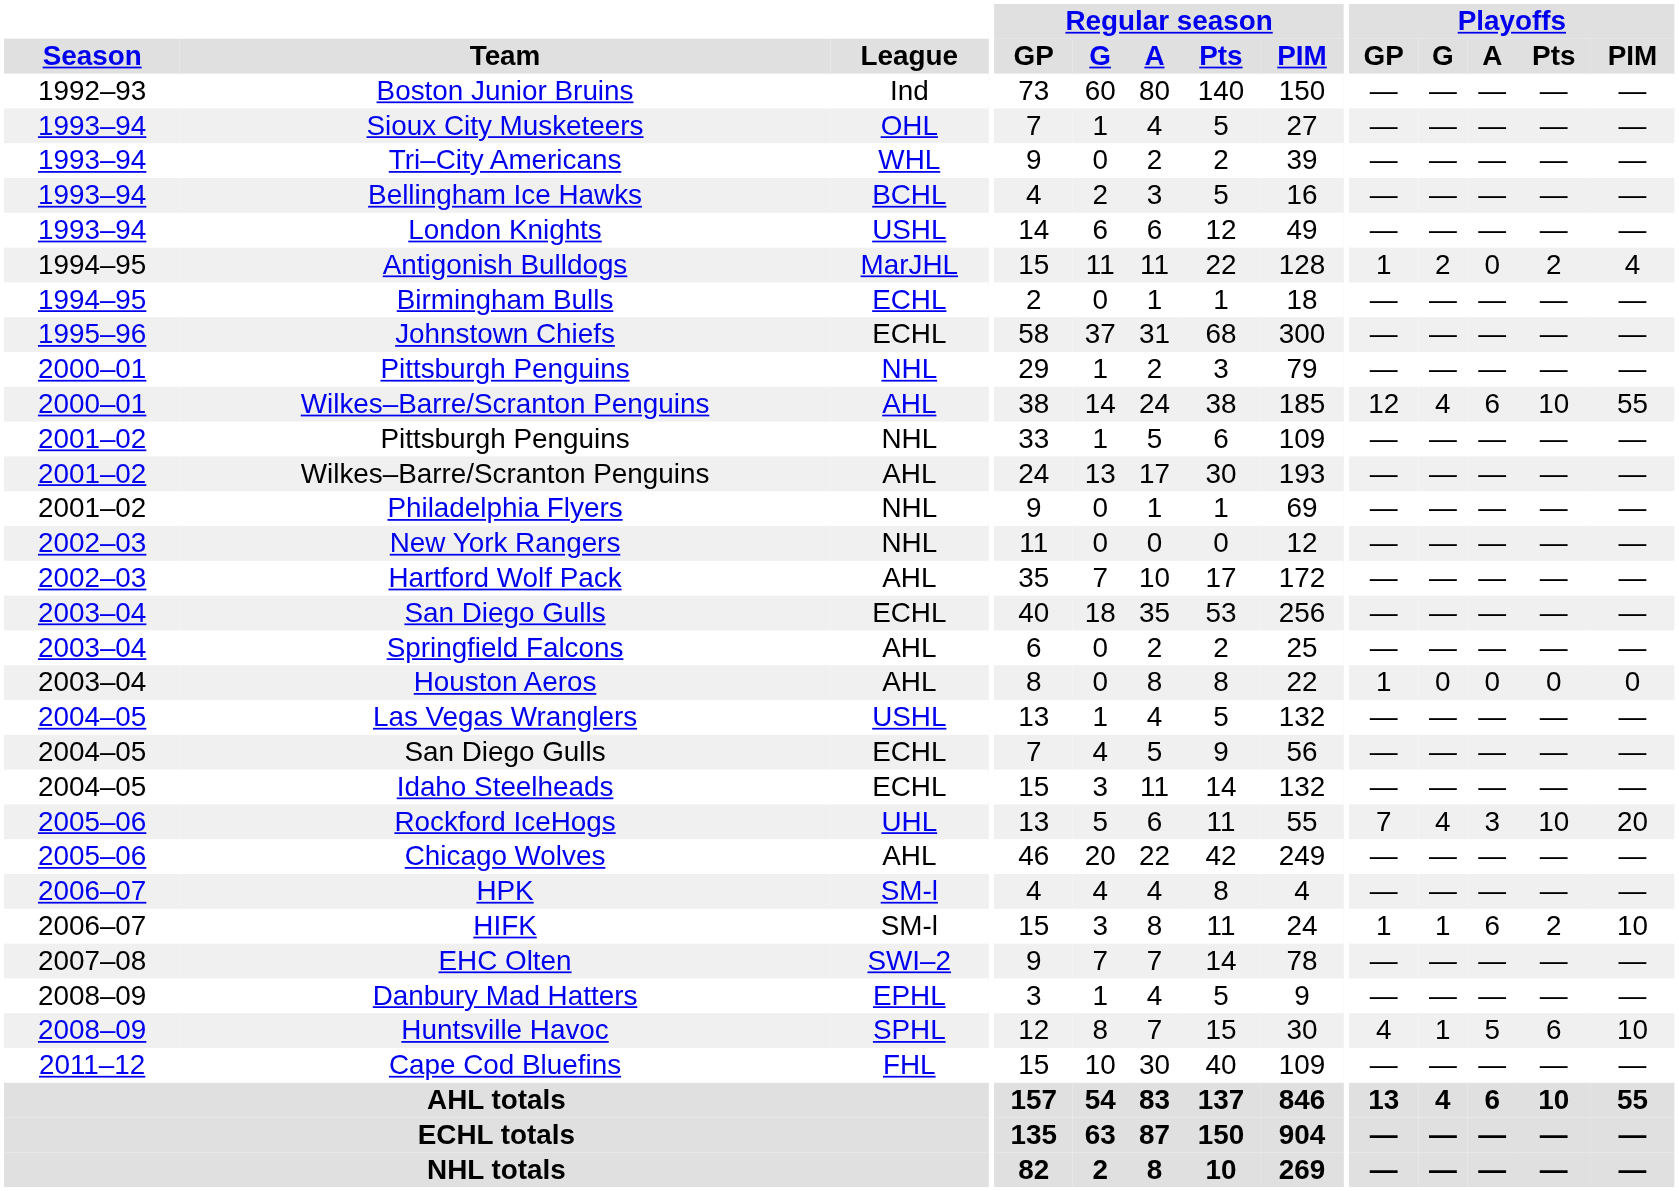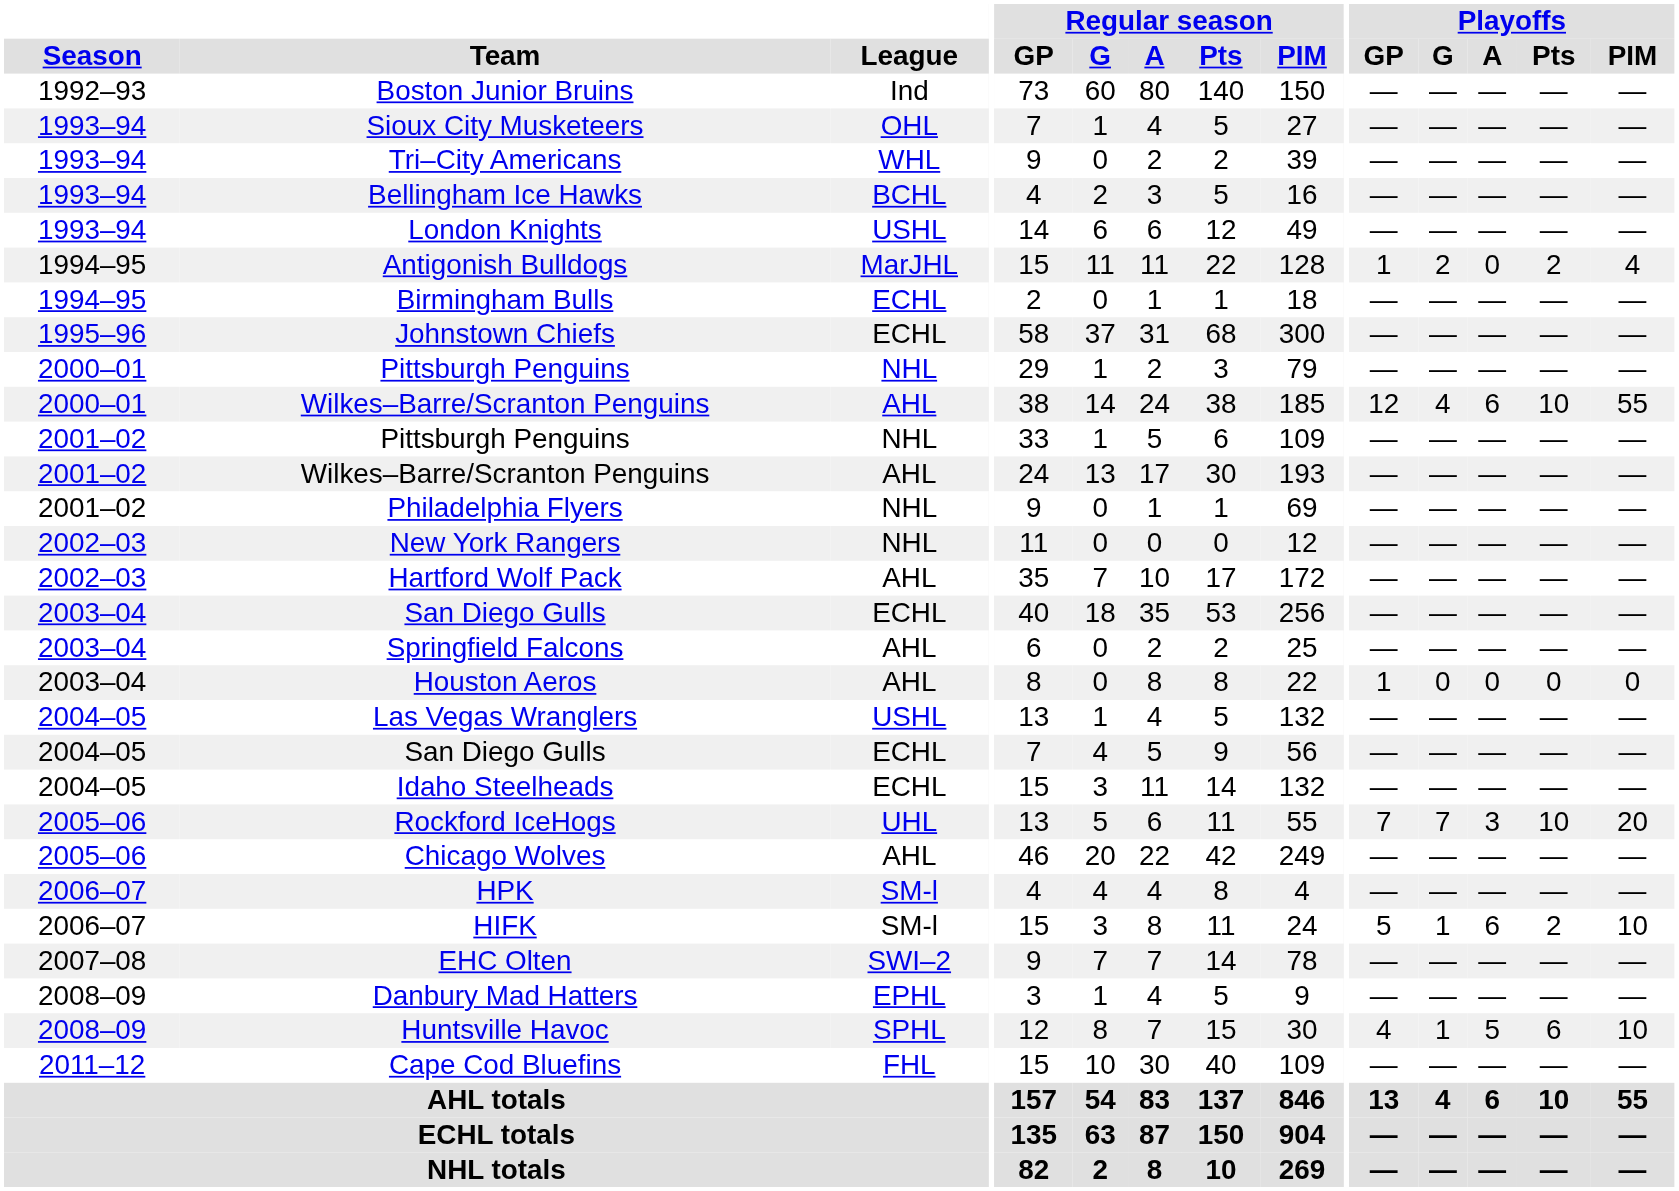(1443, 821) 4 -> (1443, 821) 7
(1384, 925) 1 -> (1384, 925) 5
